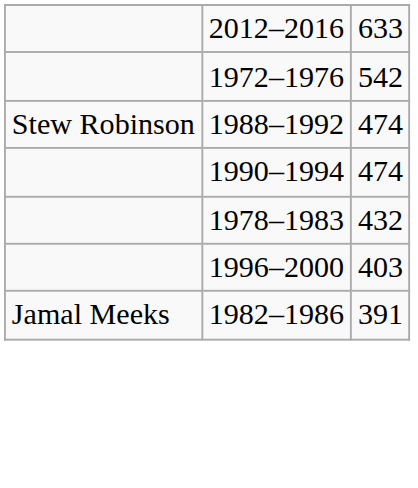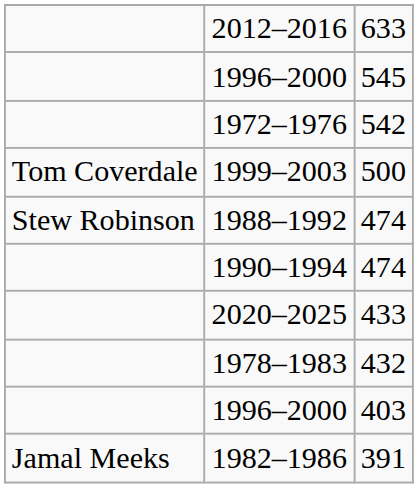+ row: (279, 76)
+ row: (279, 171)
+ row: (279, 314)
